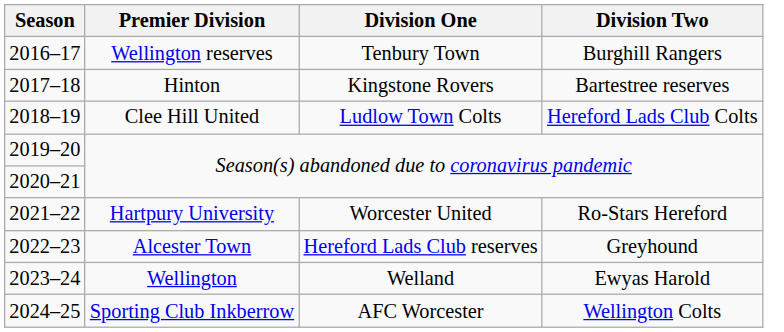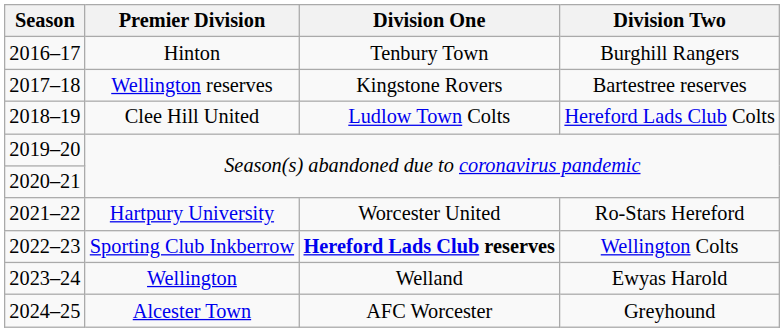(192, 52) Wellington reserves -> (192, 52) Hinton
(192, 85) Hinton -> (192, 85) Wellington reserves
(192, 246) Alcester Town -> (192, 246) Sporting Club Inkberrow
(421, 246) normal -> (429, 246) bold
(652, 246) Greyhound -> (670, 246) Wellington Colts
(192, 310) Sporting Club Inkberrow -> (192, 310) Alcester Town
(652, 310) Wellington Colts -> (670, 310) Greyhound
